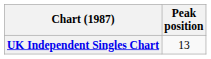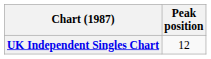(184, 44) 13 -> (184, 44) 12
